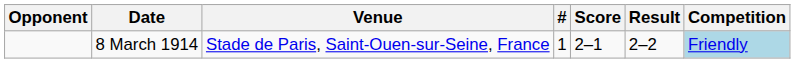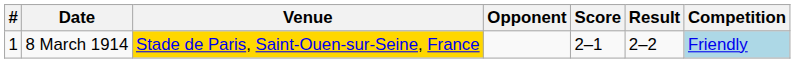columns swapped: (562, 17) <-> (48, 17)
(378, 44) no background -> (308, 44) gold background
